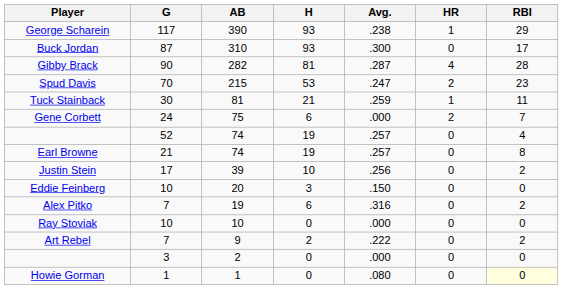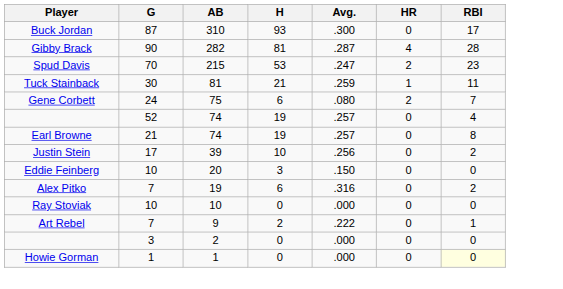- row: (68, 30)
(380, 118) .000 -> (344, 100) .080
(522, 240) 2 -> (473, 223) 1
(380, 275) .080 -> (344, 258) .000
